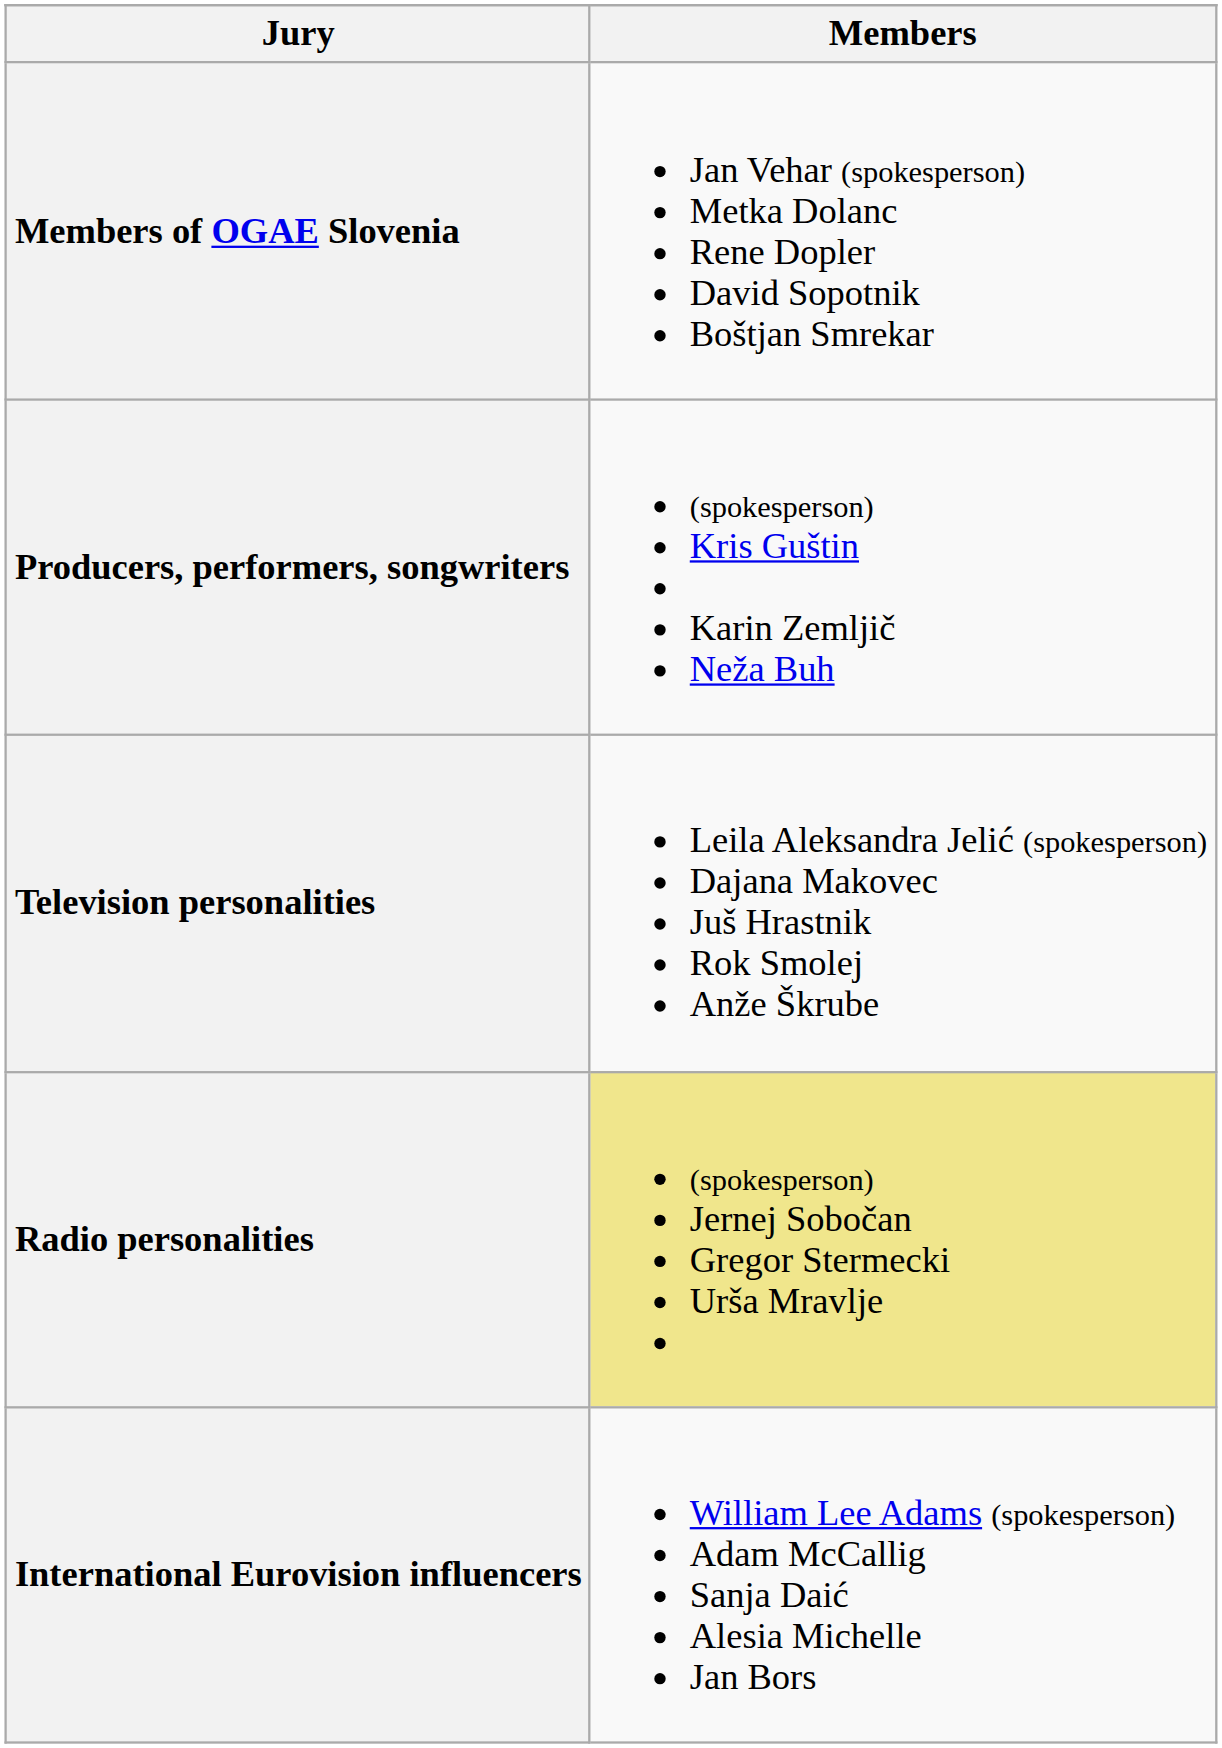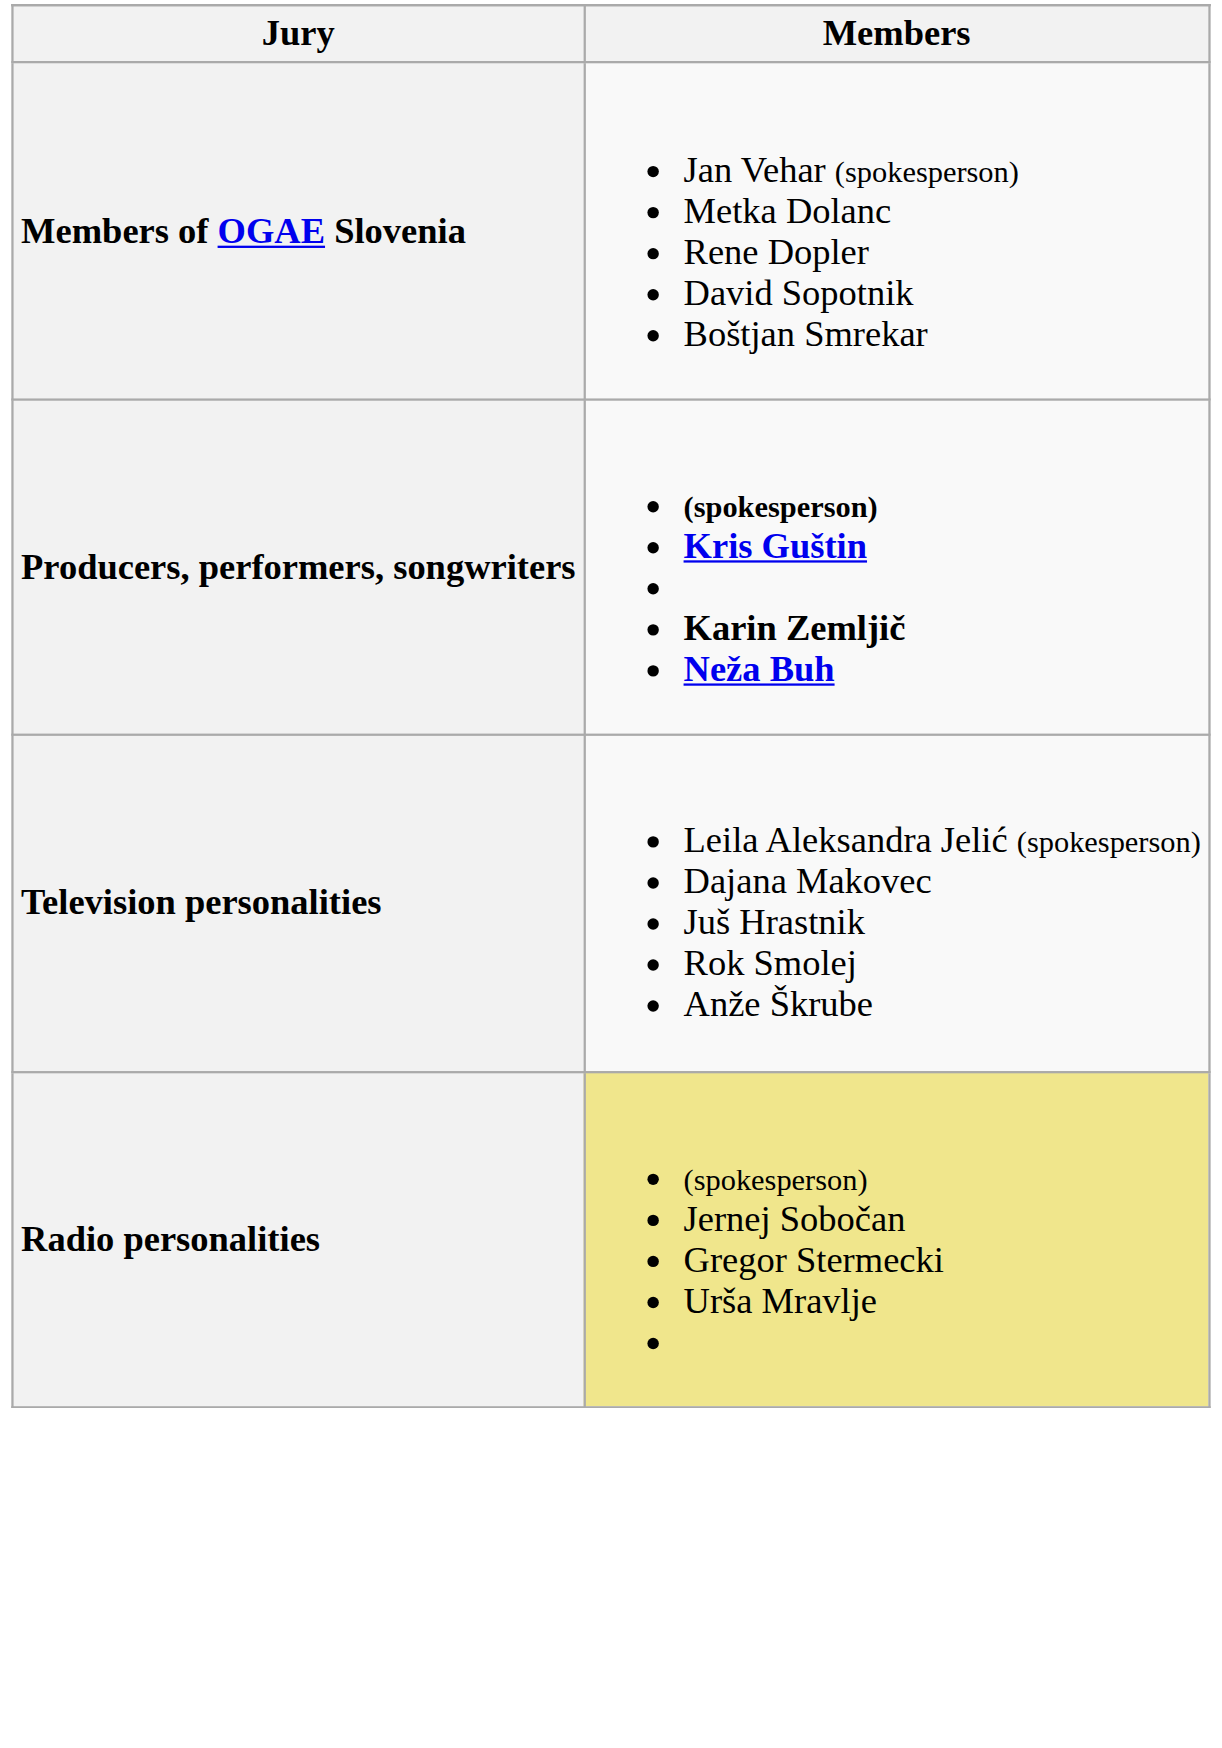(903, 588) normal -> (897, 588) bold
- row: (298, 1574)
